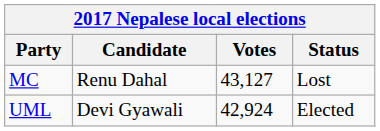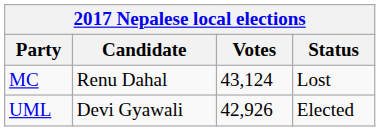(247, 79) 43,127 -> (247, 79) 43,124
(247, 110) 42,924 -> (247, 110) 42,926
